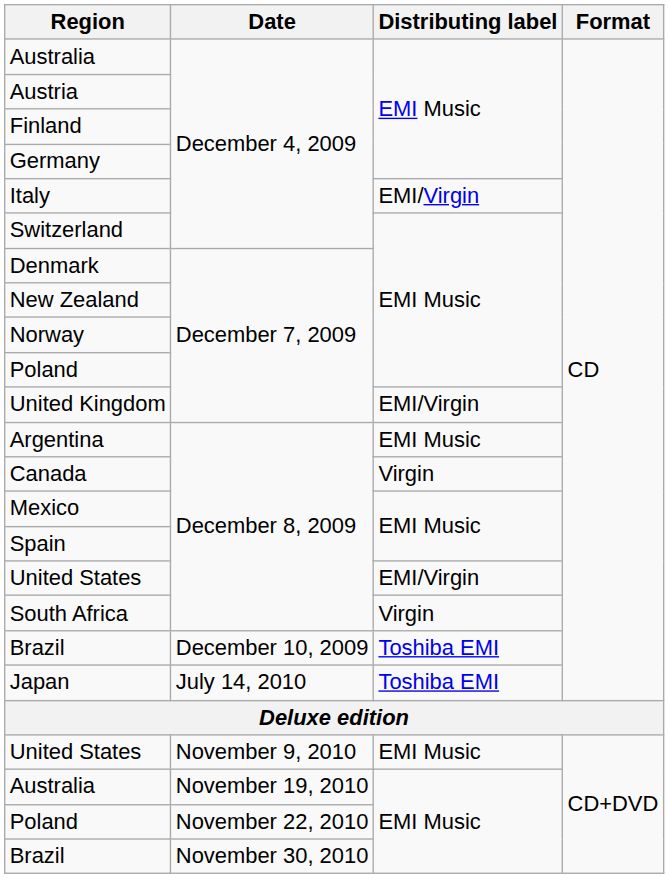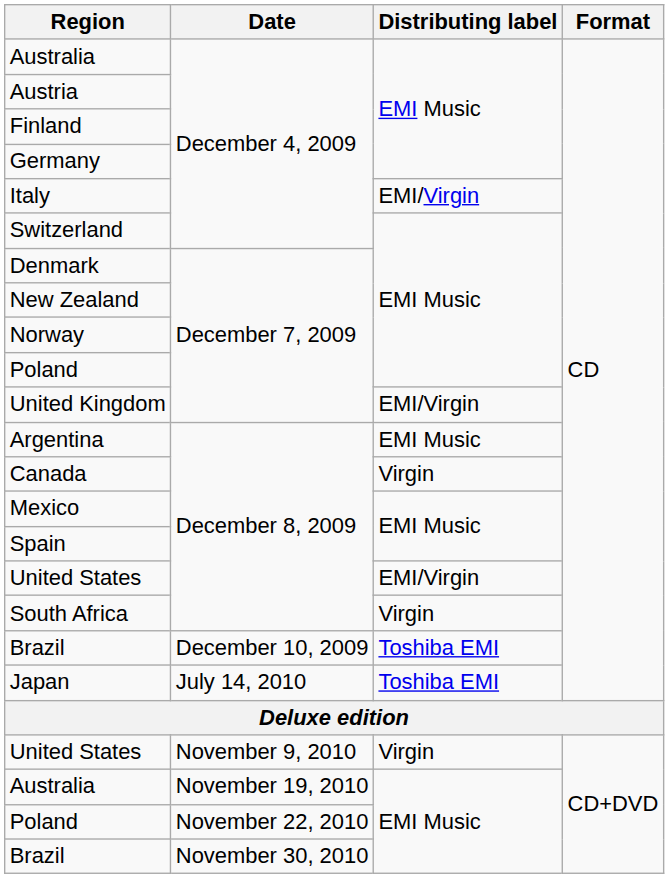(430, 751) EMI Music -> (406, 751) Virgin
